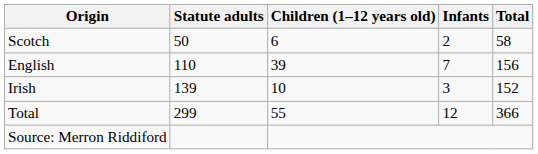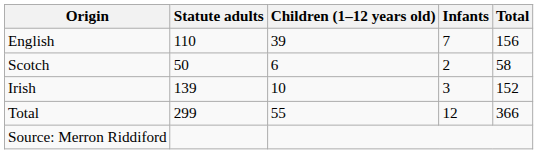rows swapped: (31, 64) <-> (29, 40)
